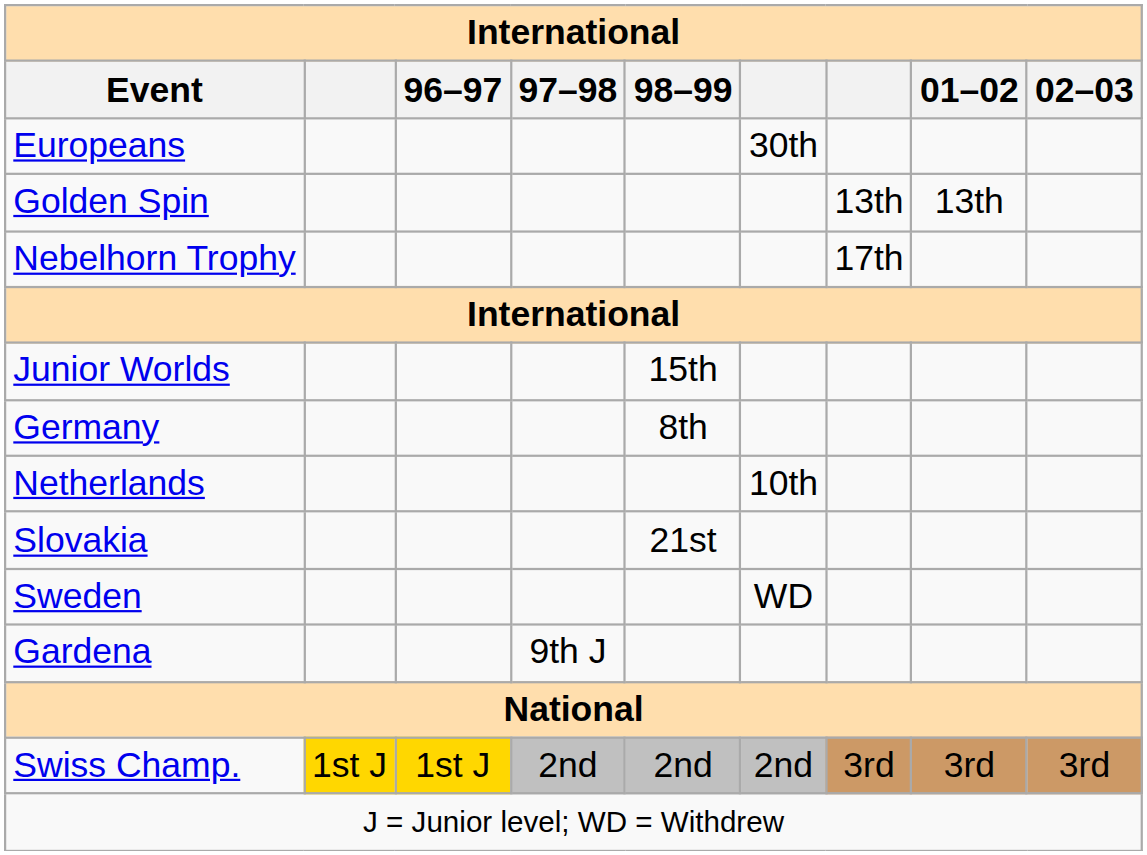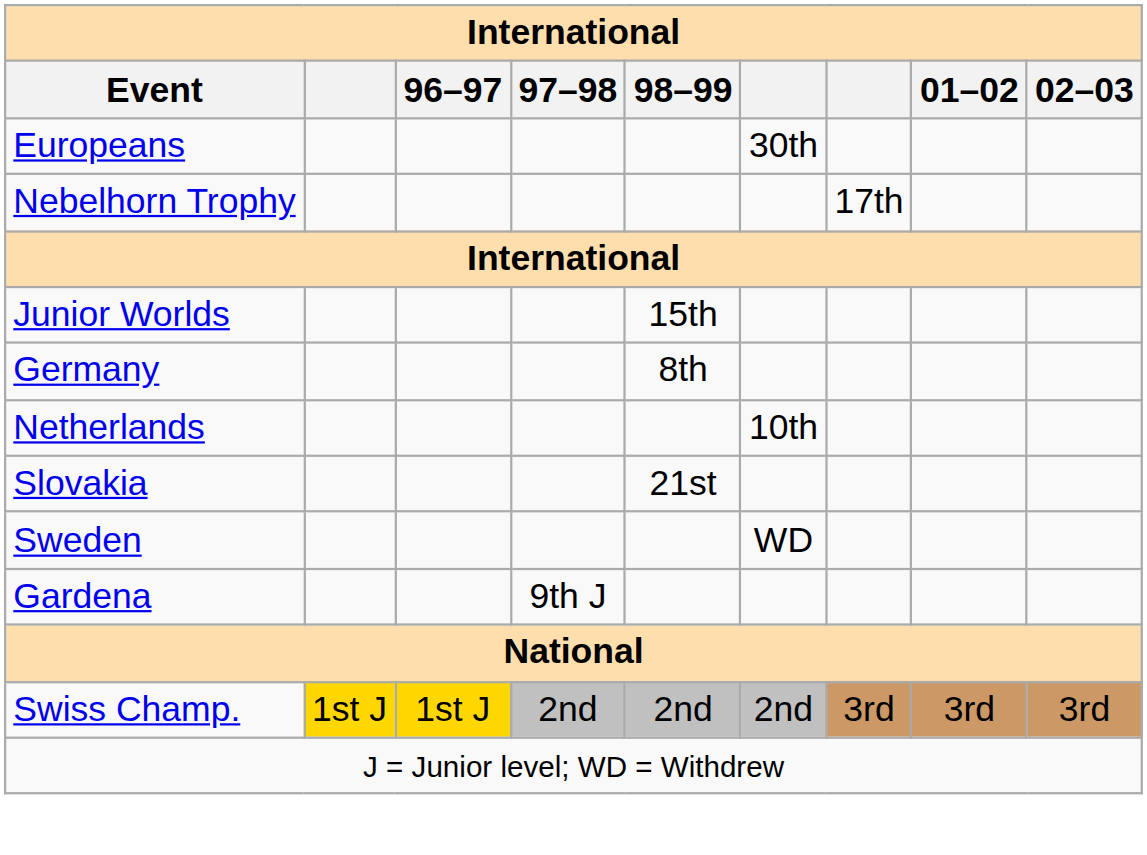- row: (111, 201)
